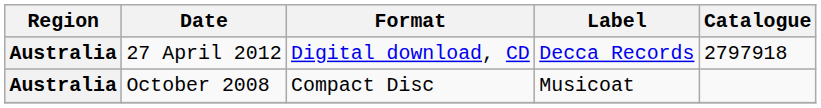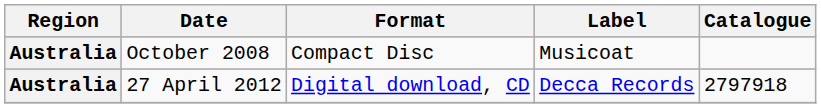rows swapped: (198, 86) <-> (204, 53)
